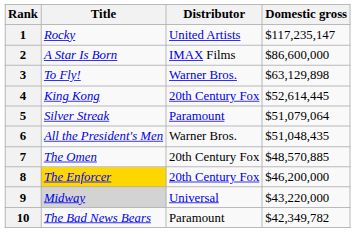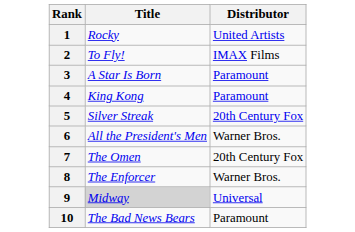- column: (306, 14)
(81, 55) A Star Is Born -> (106, 55) To Fly!
(62, 75) To Fly! -> (124, 75) A Star Is Born
(203, 75) Warner Bros. -> (241, 75) Paramount
(214, 95) 20th Century Fox -> (241, 95) Paramount
(197, 116) Paramount -> (258, 116) 20th Century Fox
(78, 177) gold background -> (121, 177) no background
(214, 177) 20th Century Fox -> (247, 177) Warner Bros.
